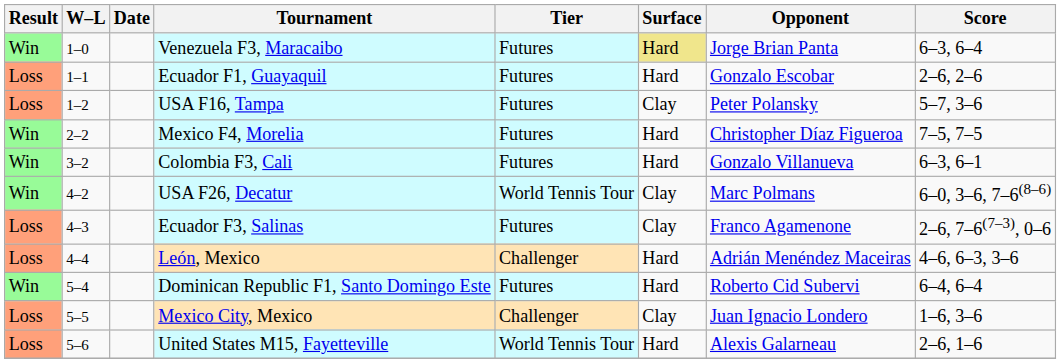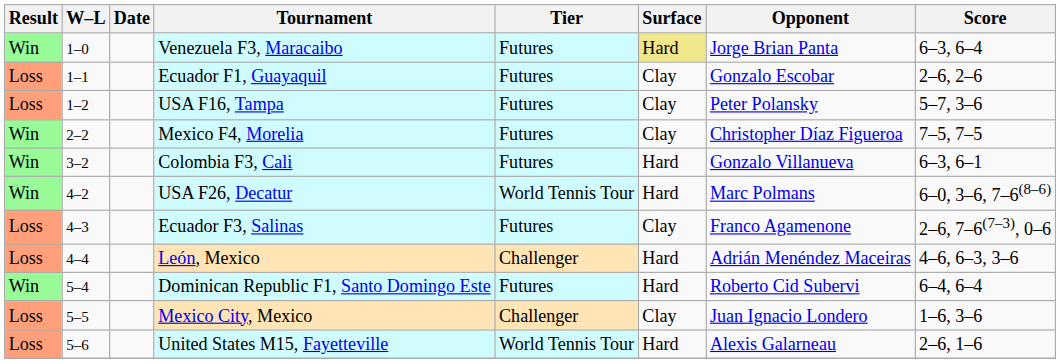(660, 76) Hard -> (659, 76) Clay
(660, 133) Hard -> (659, 133) Clay
(659, 193) Clay -> (660, 193) Hard
